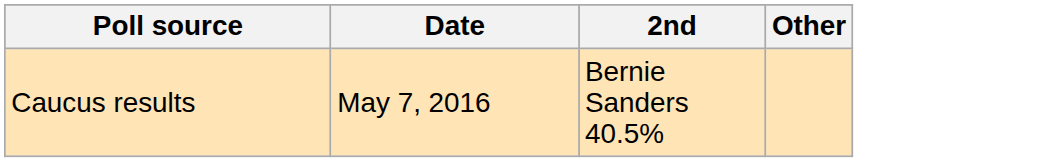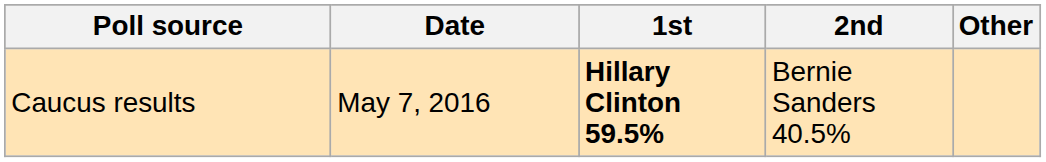+ column: (672, 26)
